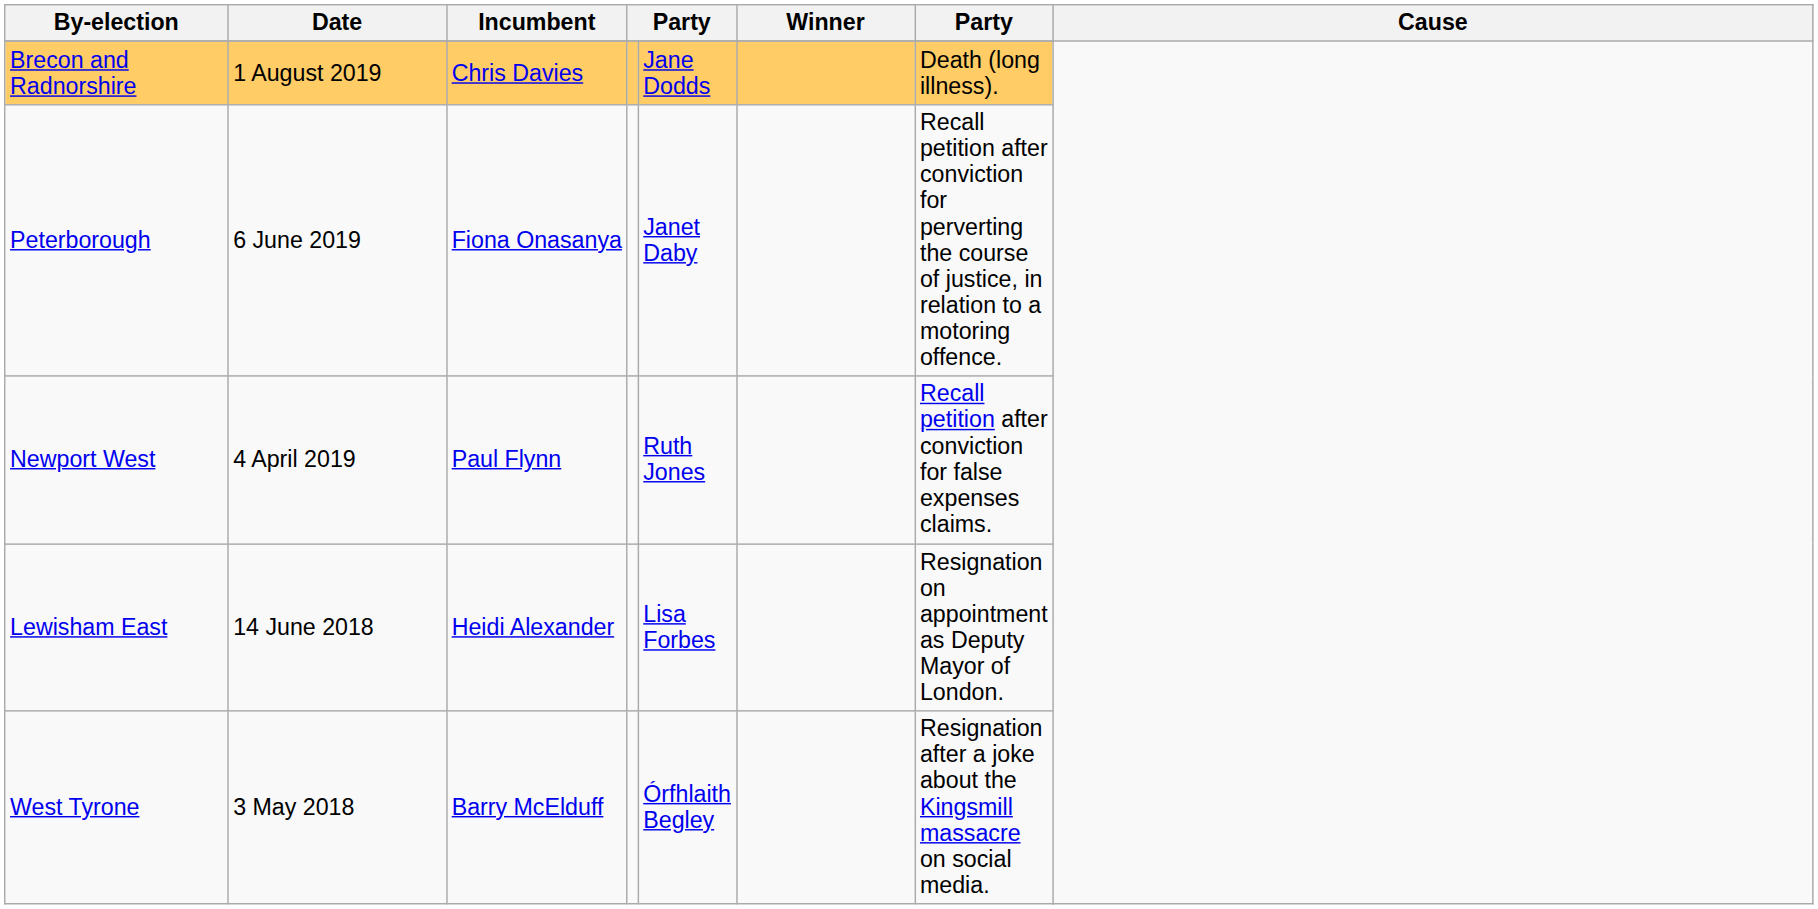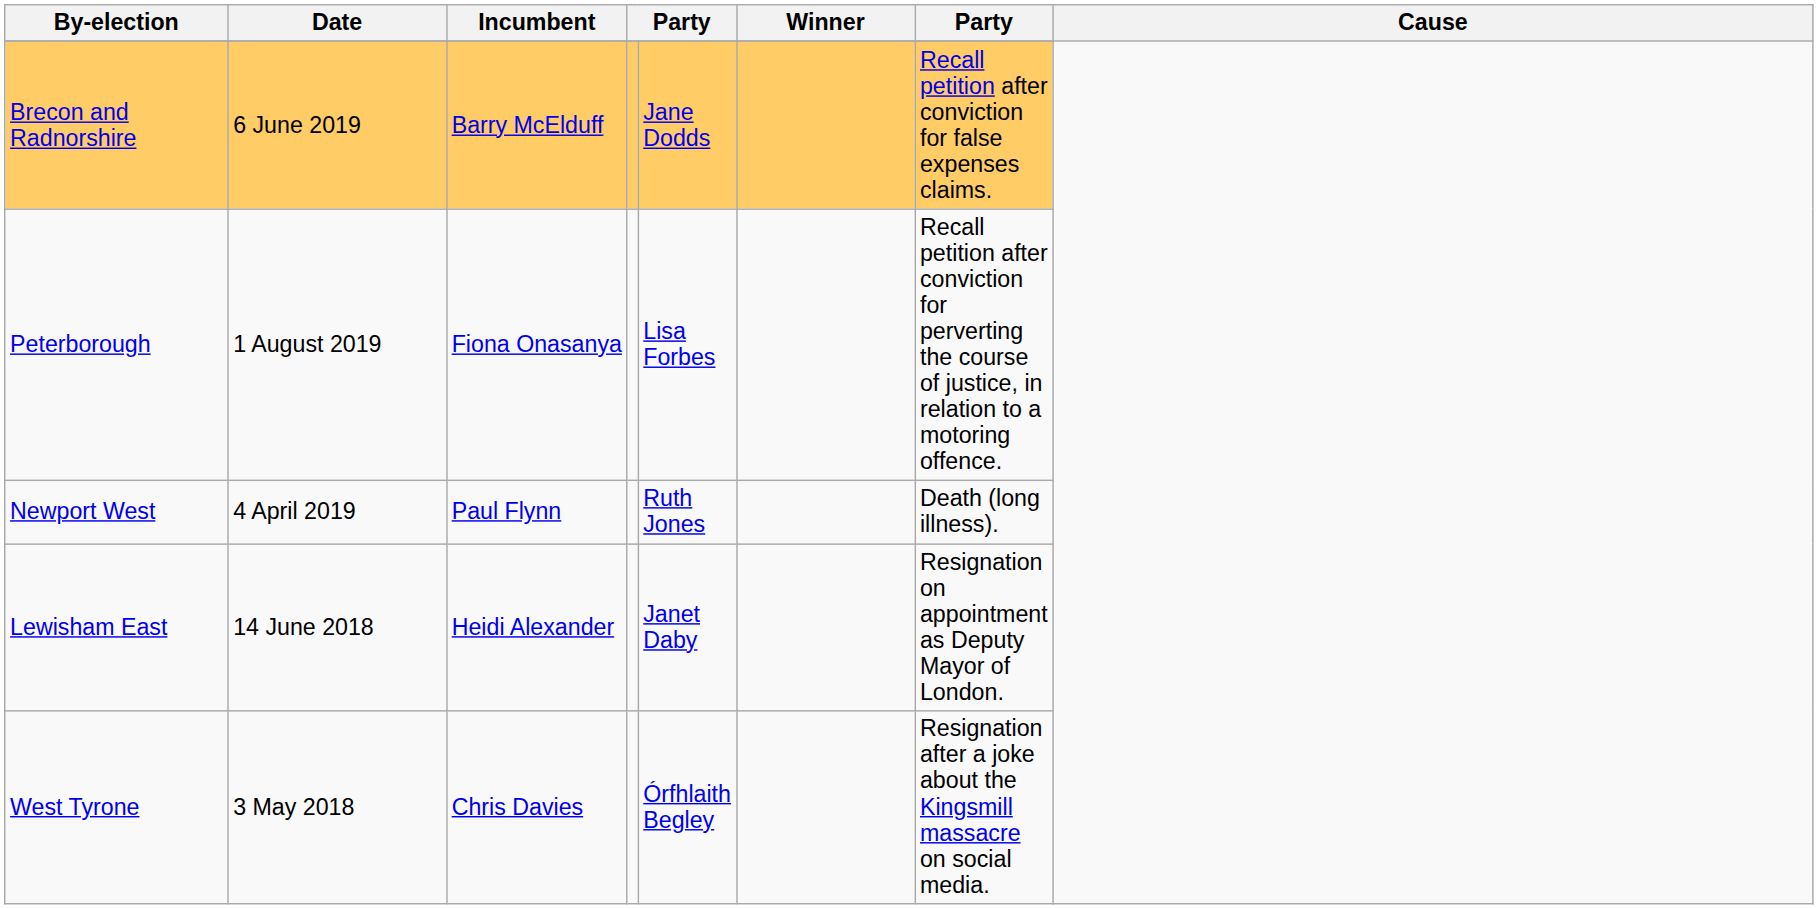(307, 72) 1 August 2019 -> (297, 124) 6 June 2019
(517, 72) Chris Davies -> (528, 124) Barry McElduff
(980, 72) Death (long illness). -> (984, 124) Recall petition after conviction for false expenses claims.
(297, 240) 6 June 2019 -> (307, 344) 1 August 2019
(672, 240) Janet Daby -> (679, 344) Lisa Forbes
(984, 459) Recall petition after conviction for false expenses claims. -> (980, 511) Death (long illness).
(679, 626) Lisa Forbes -> (672, 626) Janet Daby
(528, 807) Barry McElduff -> (517, 807) Chris Davies
